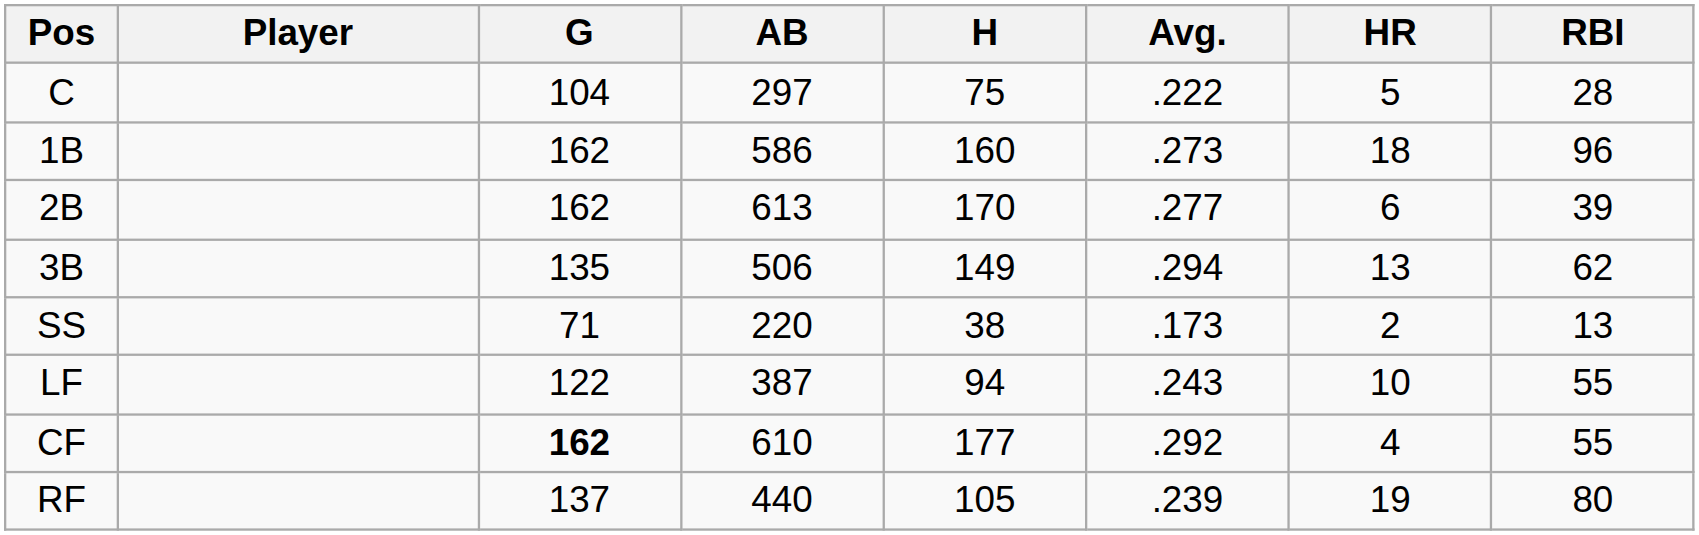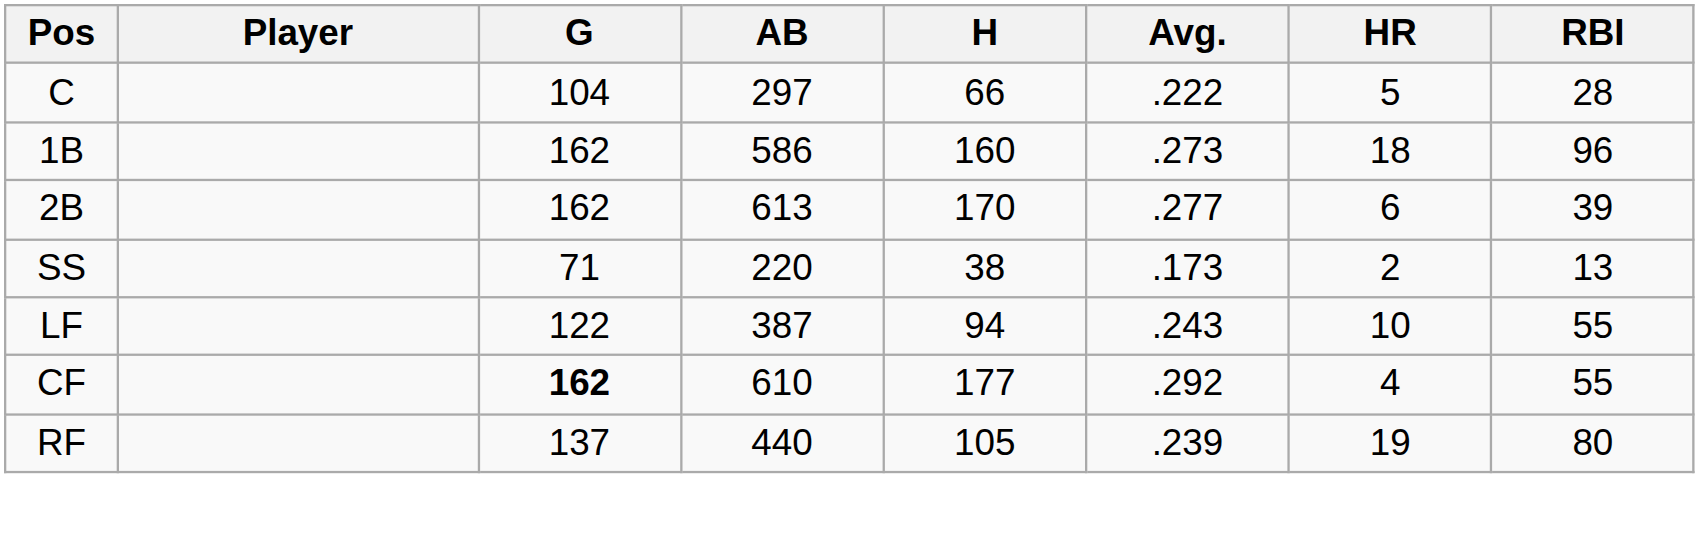(985, 92) 75 -> (985, 92) 66
- row: (61, 267)
